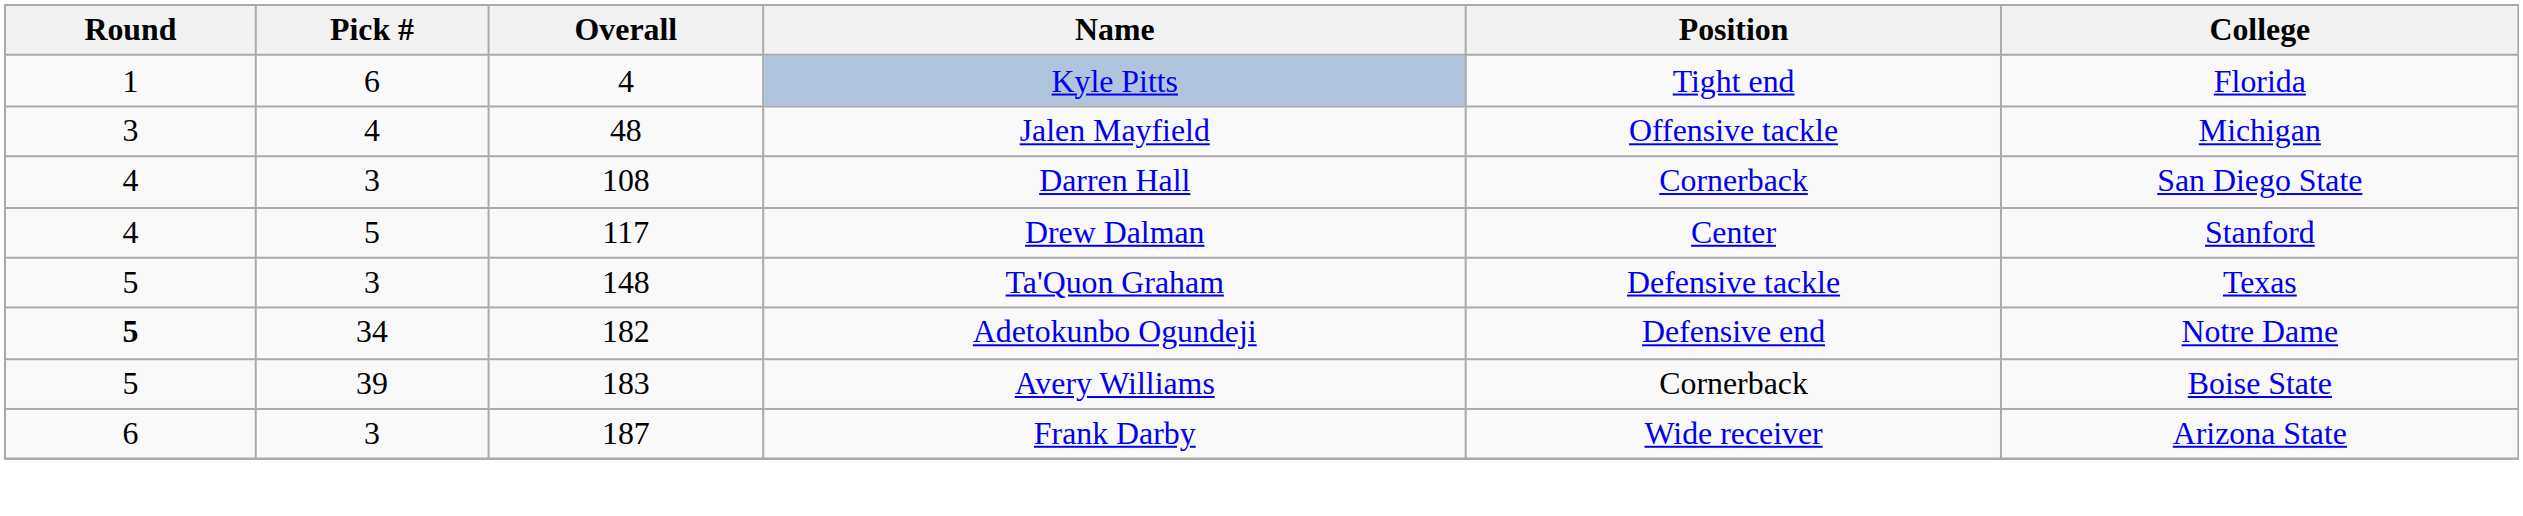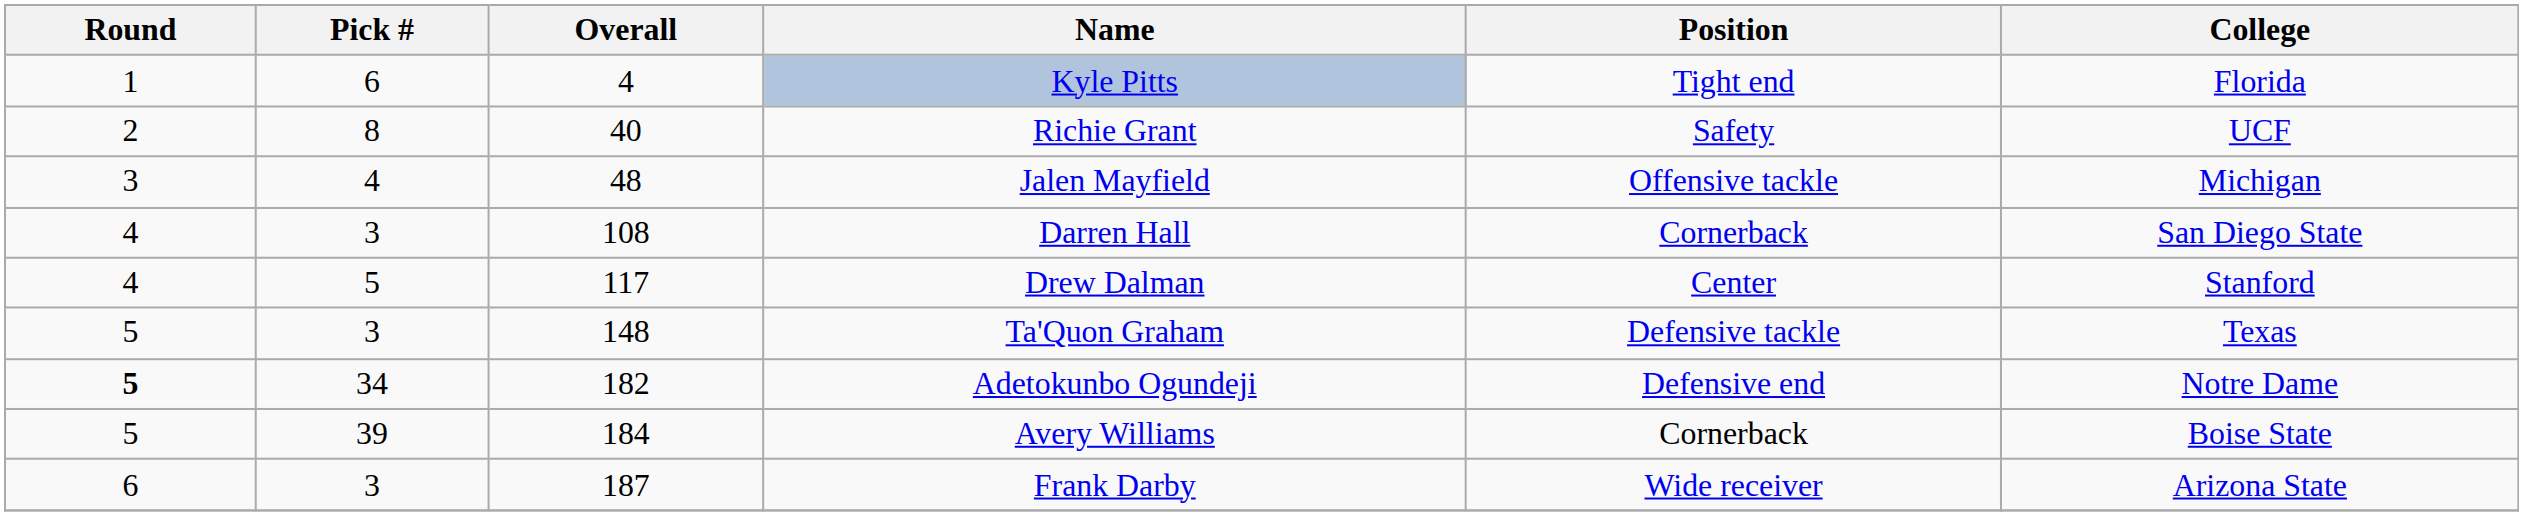+ row: (1115, 130)
(626, 383) 183 -> (626, 433) 184
